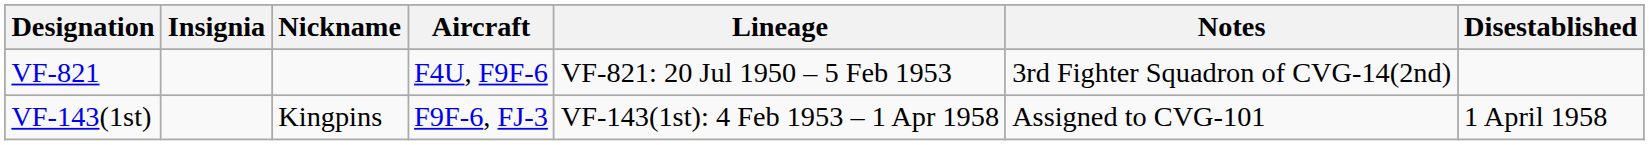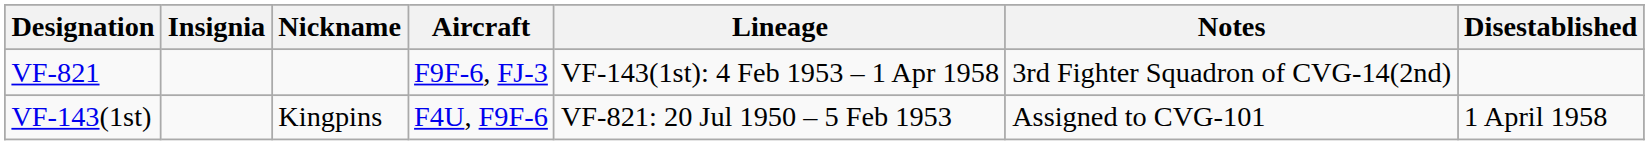(481, 71) F4U, F9F-6 -> (481, 71) F9F-6, FJ-3
(756, 71) VF-821: 20 Jul 1950 – 5 Feb 1953 -> (780, 71) VF-143(1st): 4 Feb 1953 – 1 Apr 1958
(481, 116) F9F-6, FJ-3 -> (481, 116) F4U, F9F-6
(780, 116) VF-143(1st): 4 Feb 1953 – 1 Apr 1958 -> (756, 116) VF-821: 20 Jul 1950 – 5 Feb 1953
